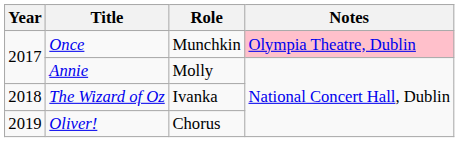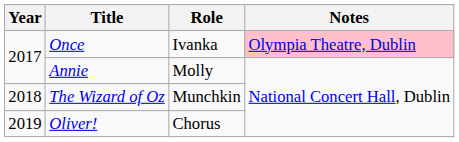(207, 44) Munchkin -> (195, 44) Ivanka
(195, 96) Ivanka -> (207, 96) Munchkin
